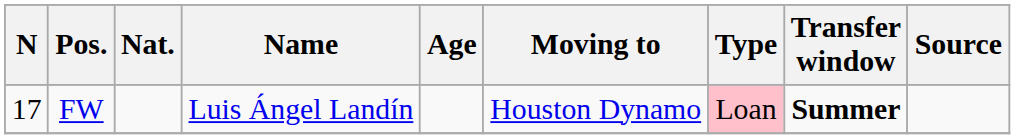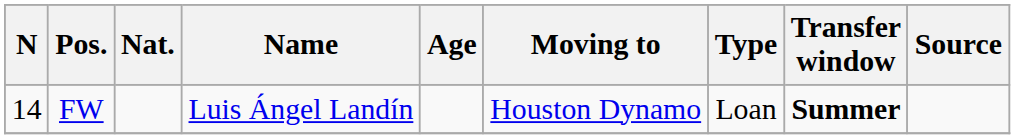(27, 108) 17 -> (27, 108) 14
(746, 108) pink background -> (746, 108) no background
